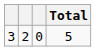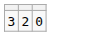- column: (69, 15)
